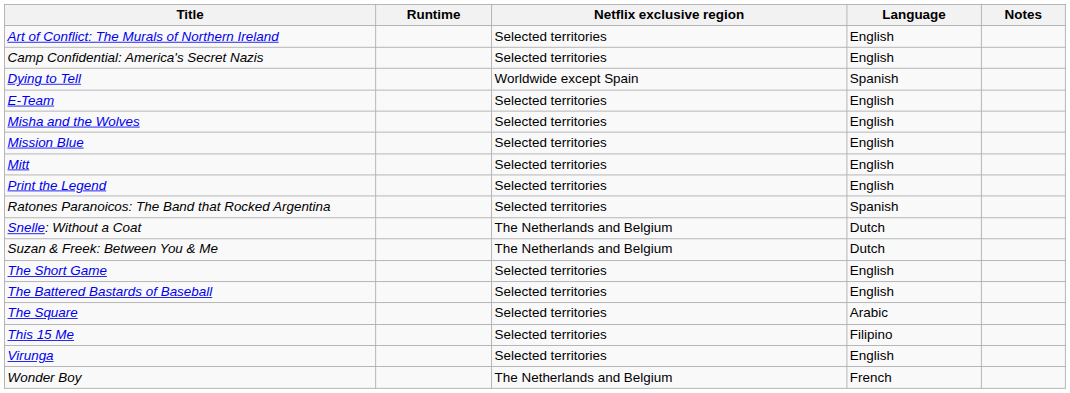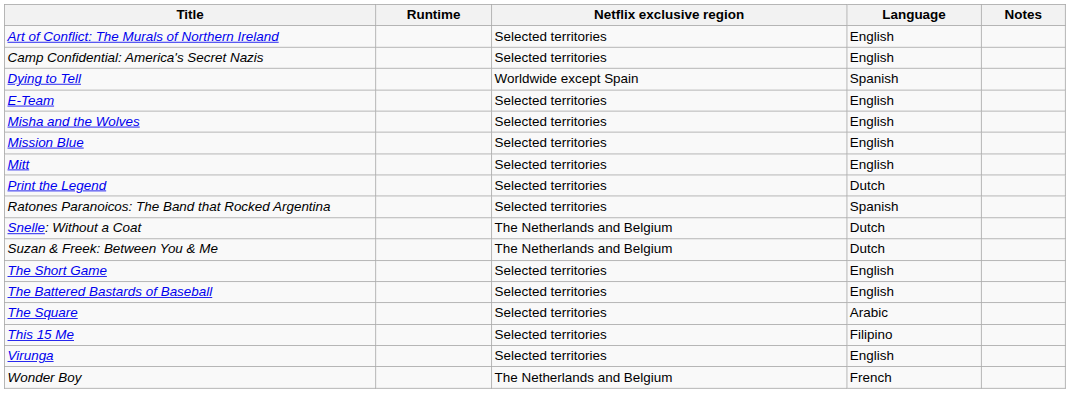(872, 185) English -> (867, 185) Dutch
